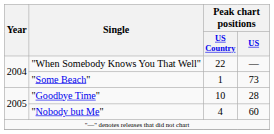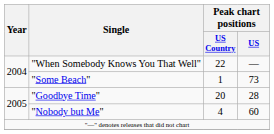(220, 95) 10 -> (220, 95) 20
